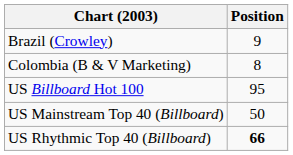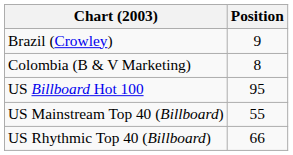(257, 114) 50 -> (257, 114) 55
(257, 138) bold -> (257, 138) normal
